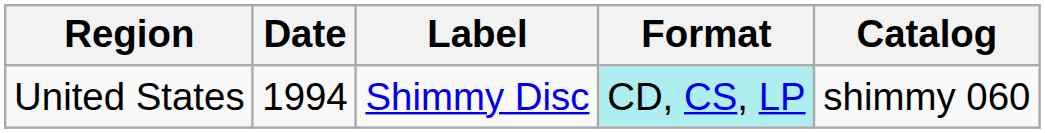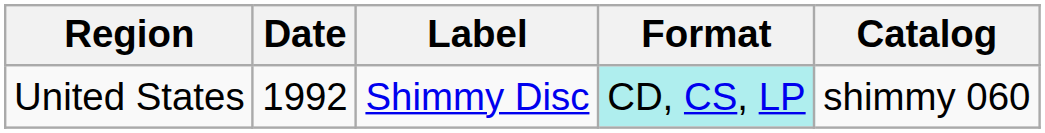(305, 95) 1994 -> (305, 95) 1992
